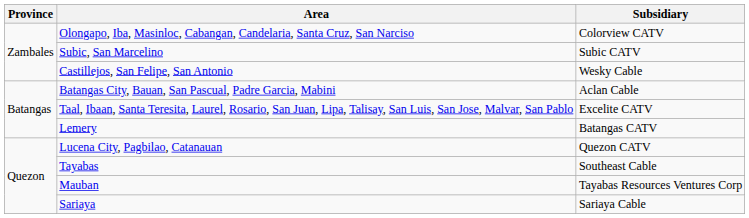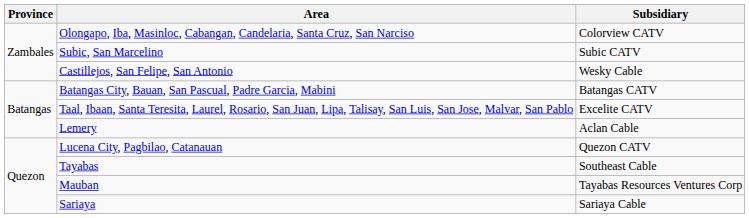(609, 90) Aclan Cable -> (618, 90) Batangas CATV
(618, 128) Batangas CATV -> (609, 128) Aclan Cable
